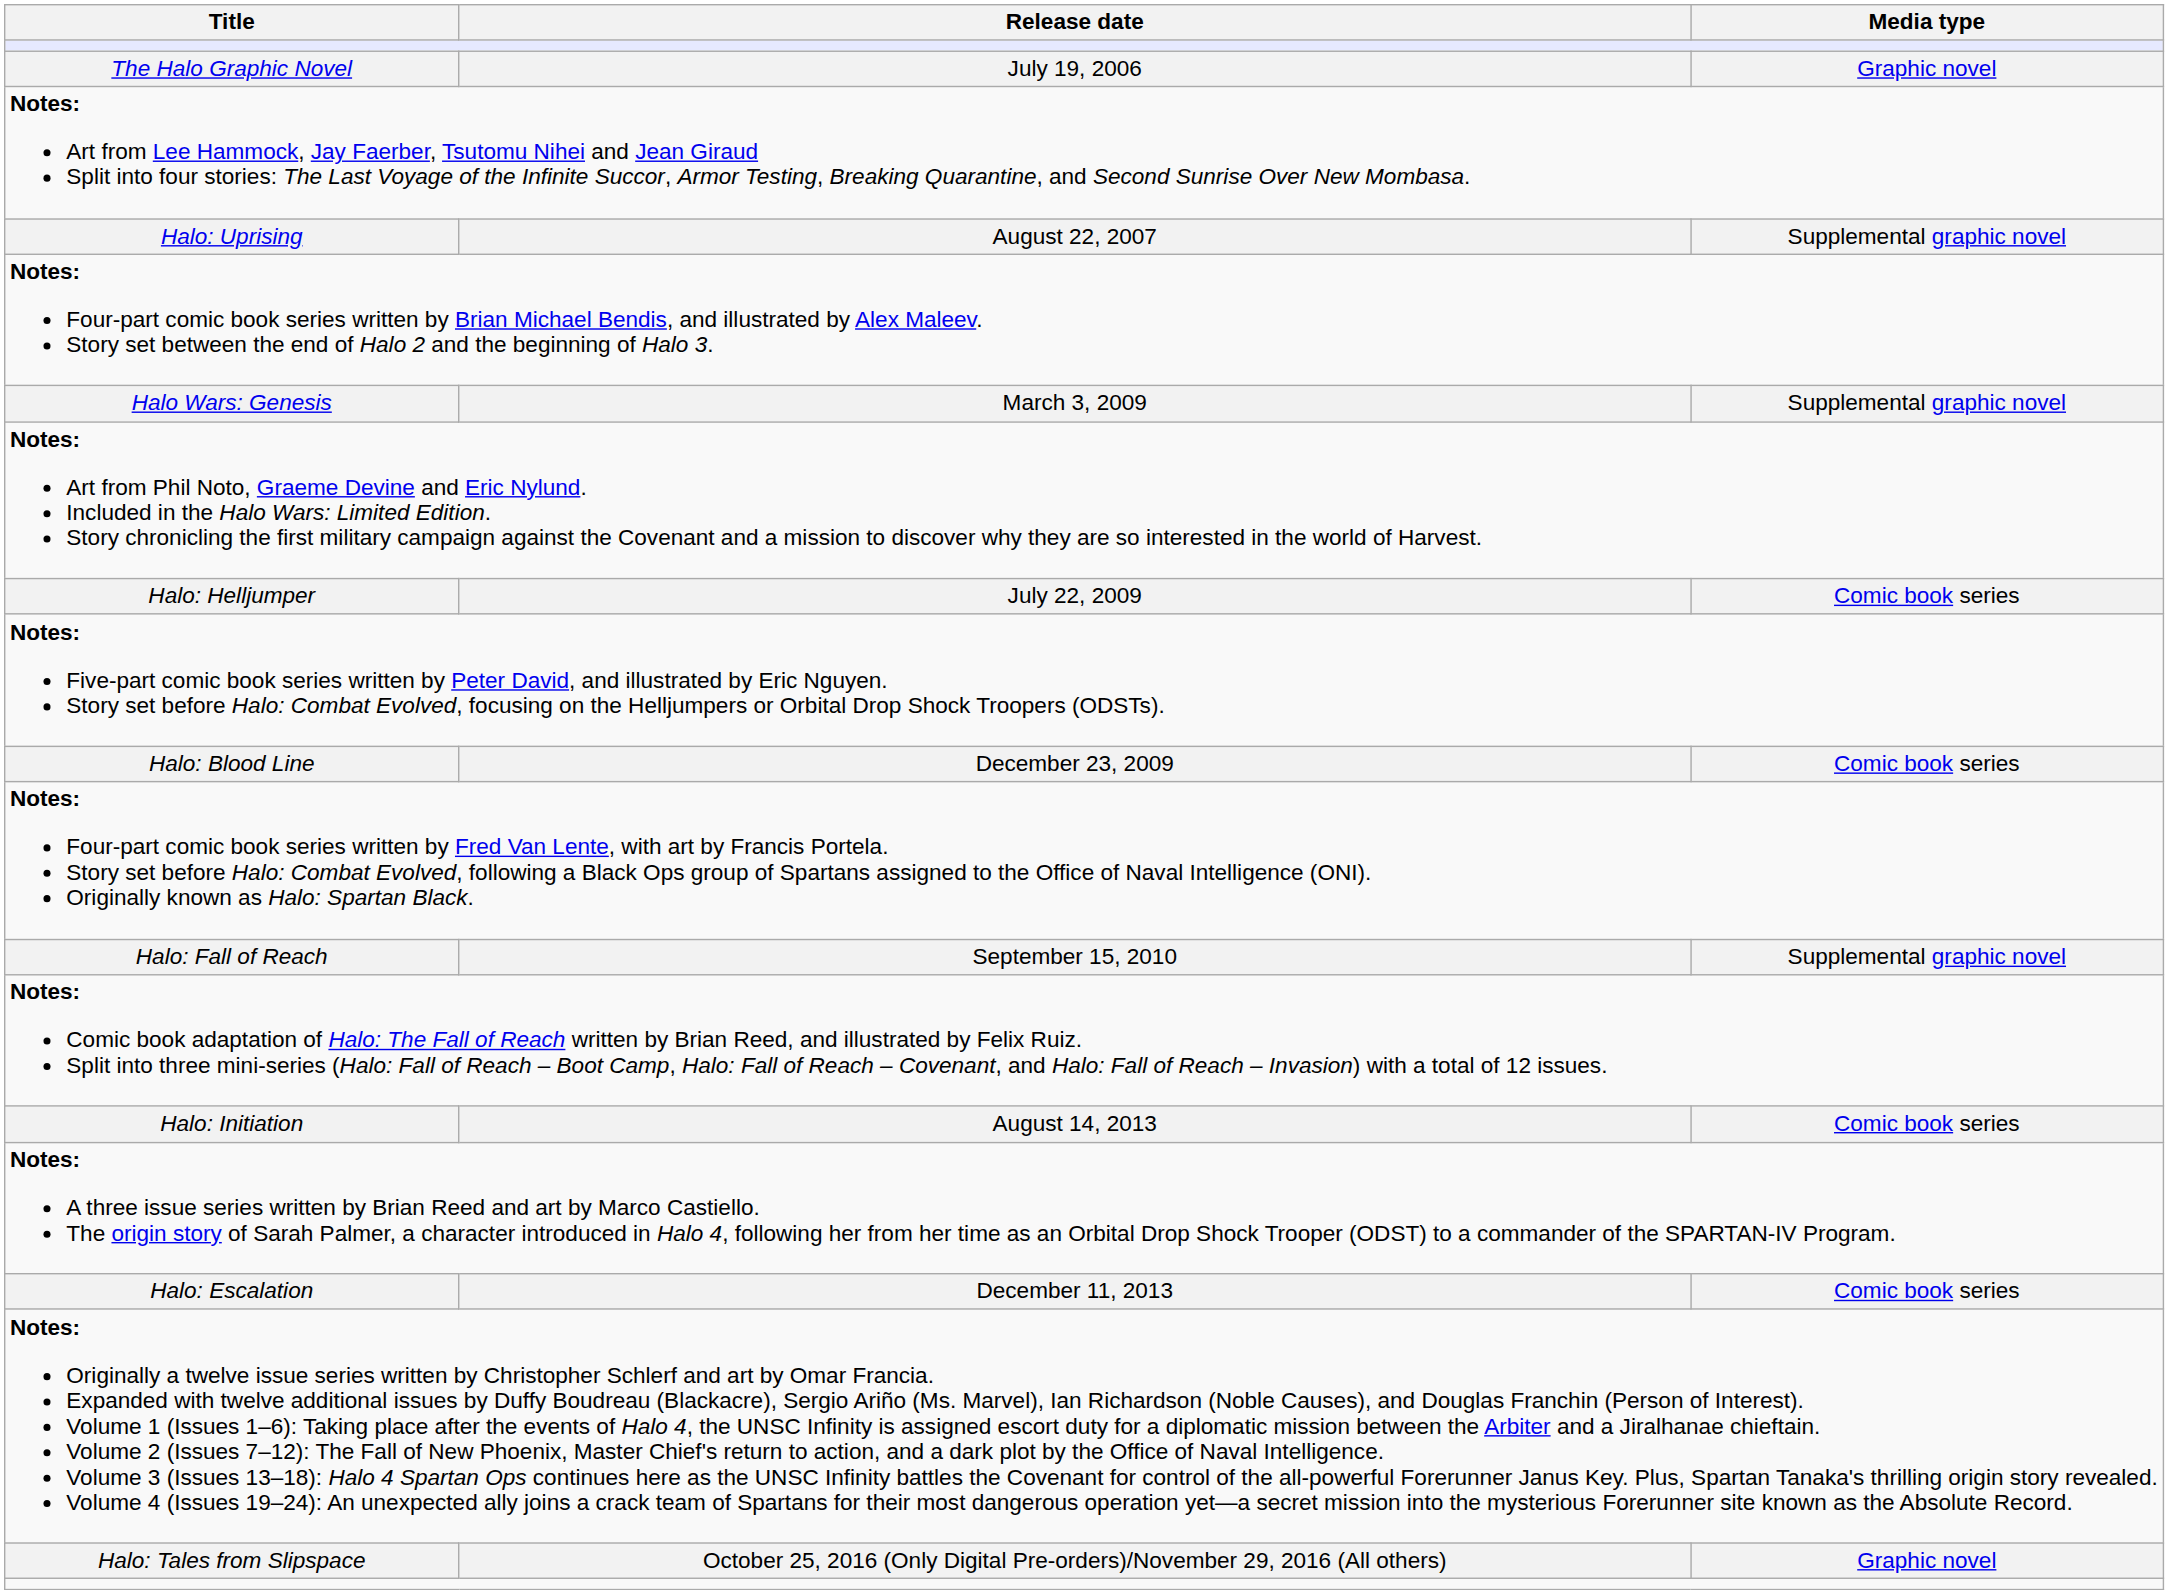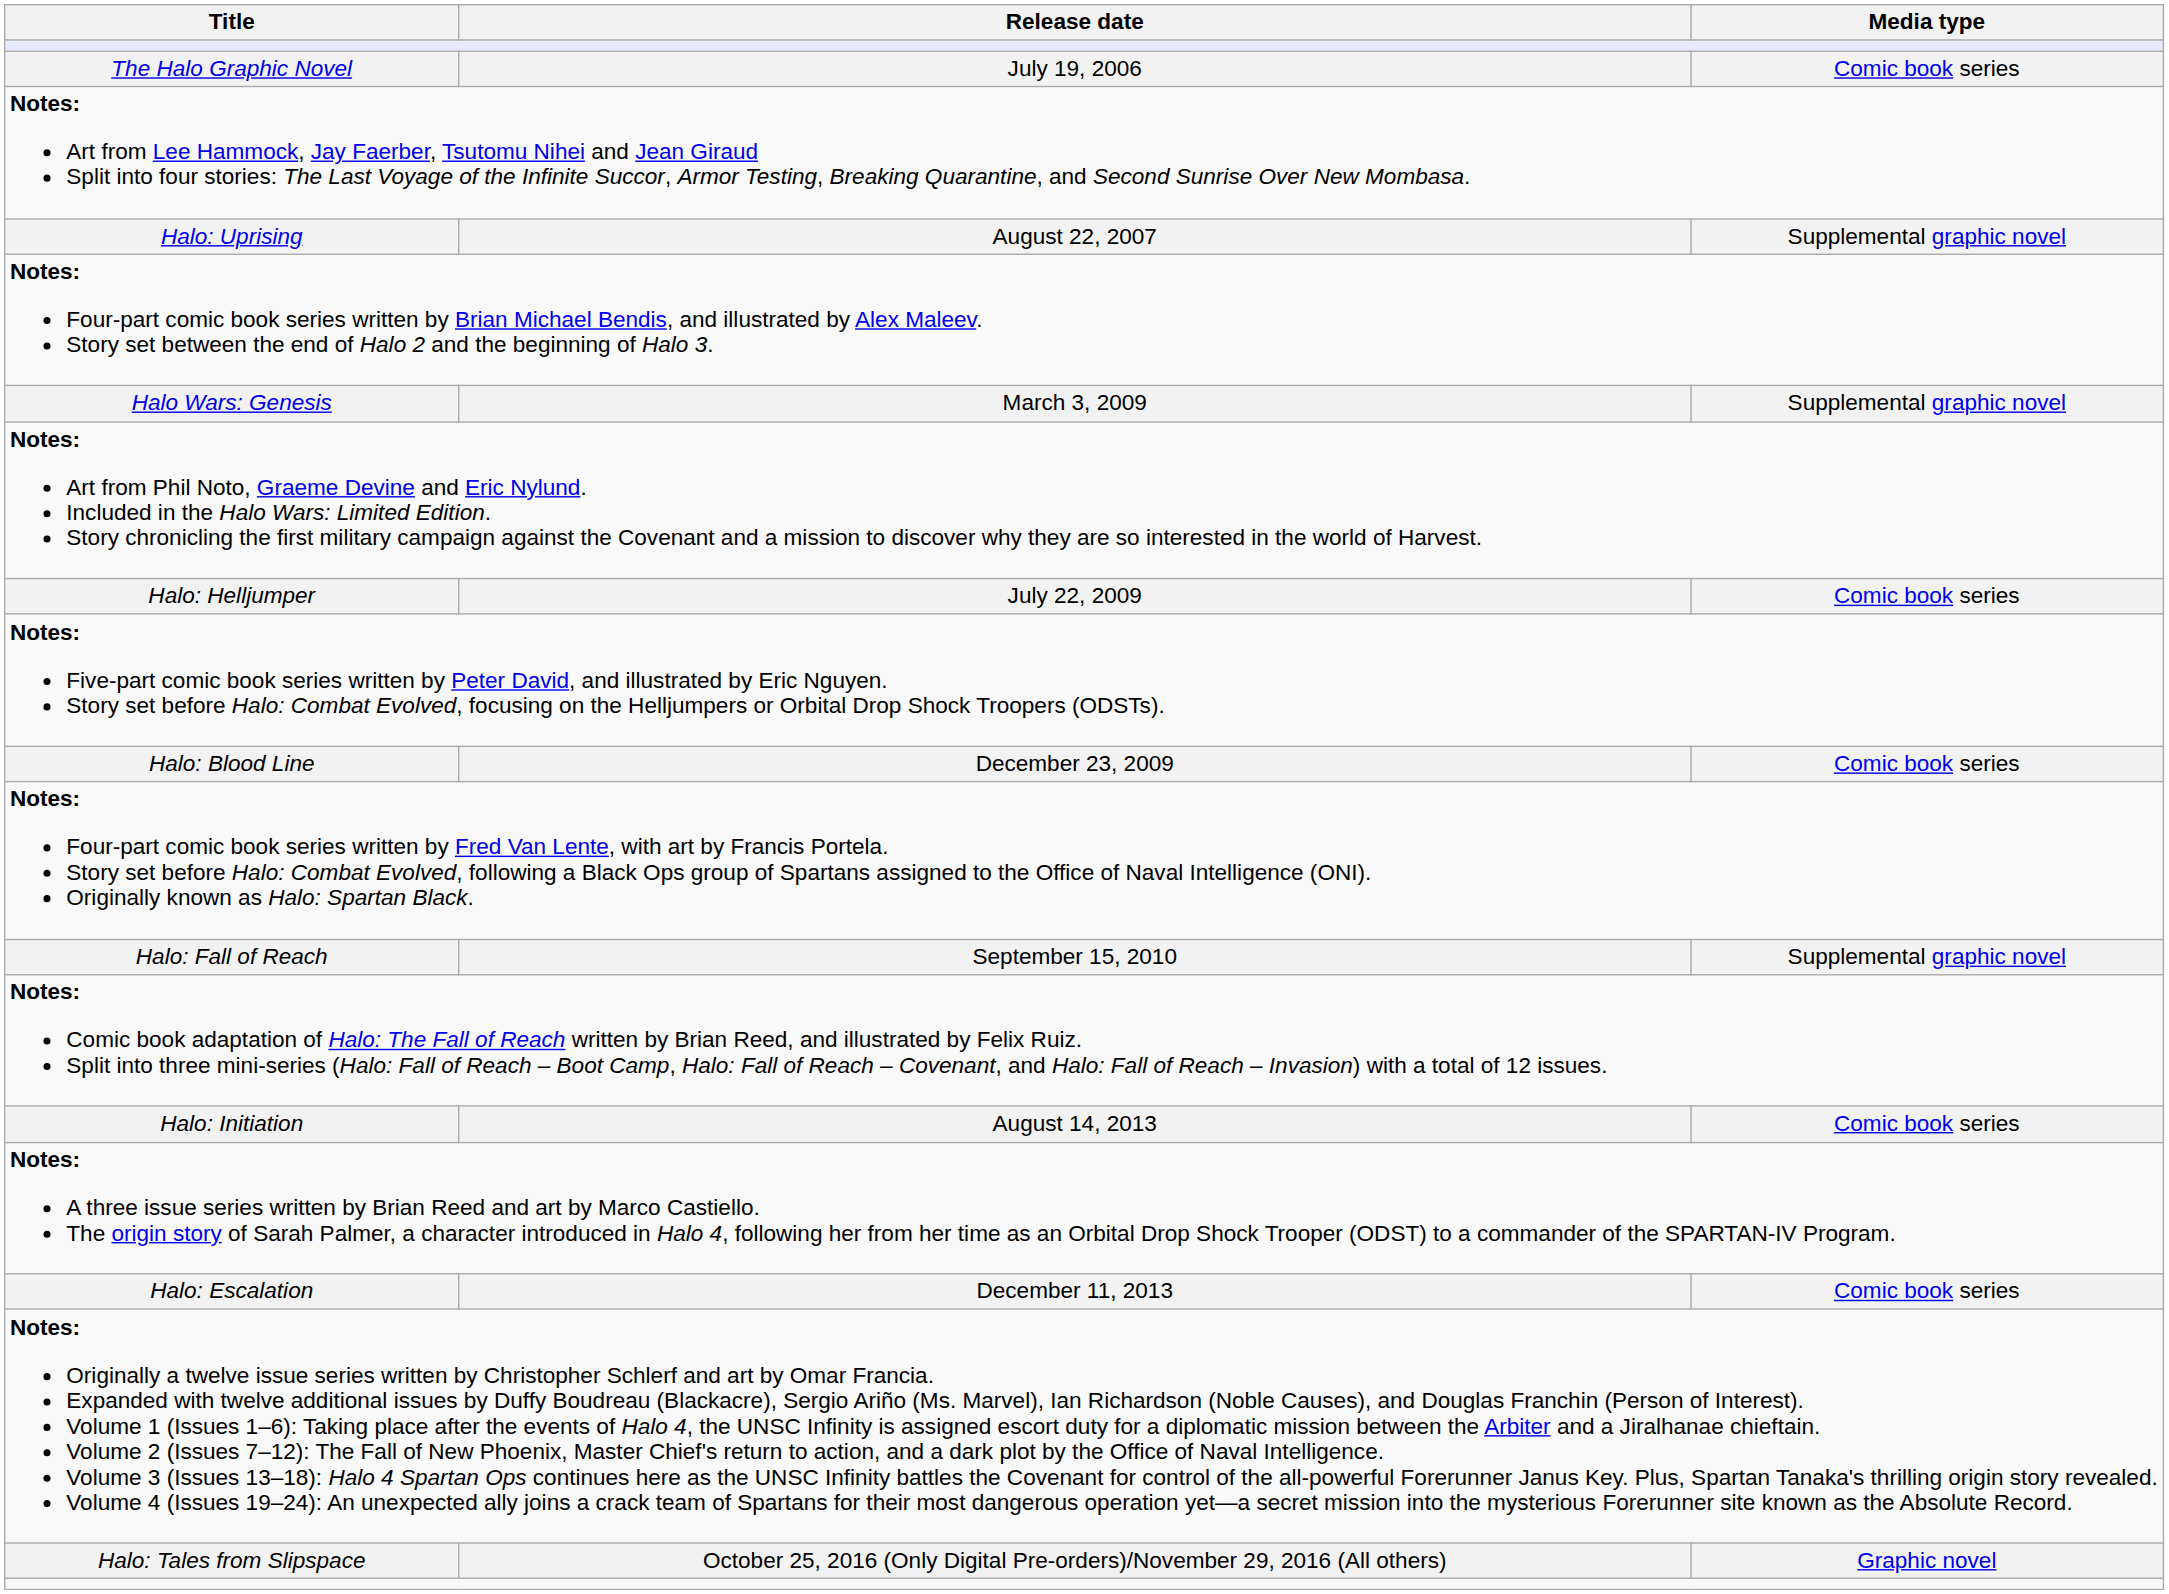(1927, 68) Graphic novel -> (1927, 68) Comic book series
